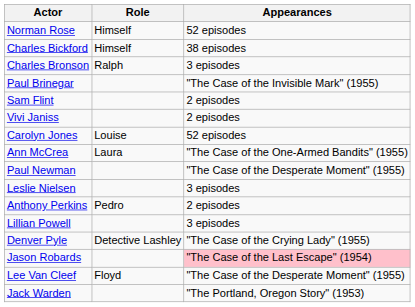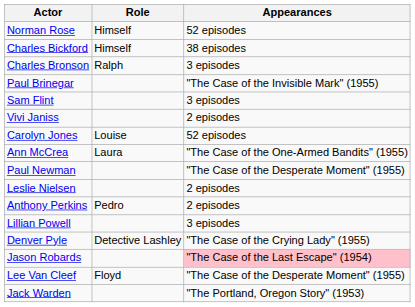(213, 100) 2 episodes -> (213, 100) 3 episodes
(213, 188) 3 episodes -> (213, 188) 2 episodes
